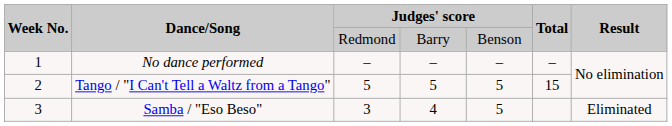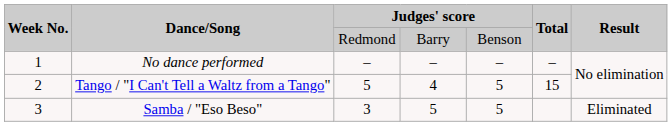(433, 86) 5 -> (433, 86) 4
(433, 109) 4 -> (433, 109) 5
